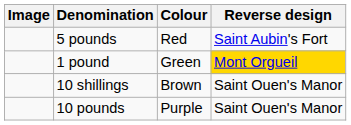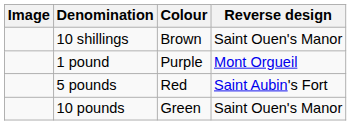rows swapped: (93, 85) <-> (87, 39)
(181, 62) Green -> (181, 62) Purple
(256, 62) gold background -> (256, 62) no background
(181, 108) Purple -> (181, 108) Green
